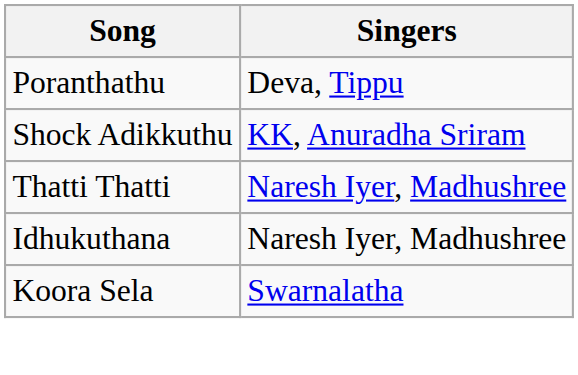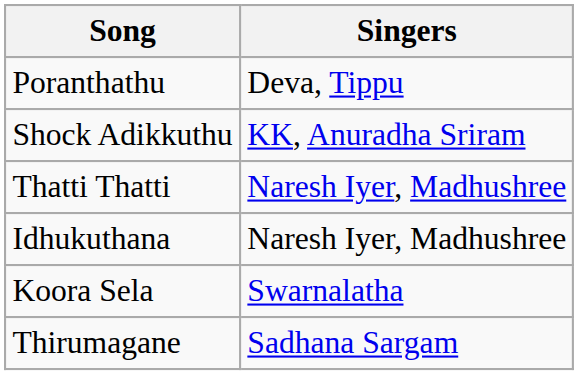+ row: (97, 343)
